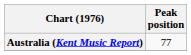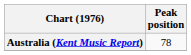(166, 42) 77 -> (166, 42) 78
